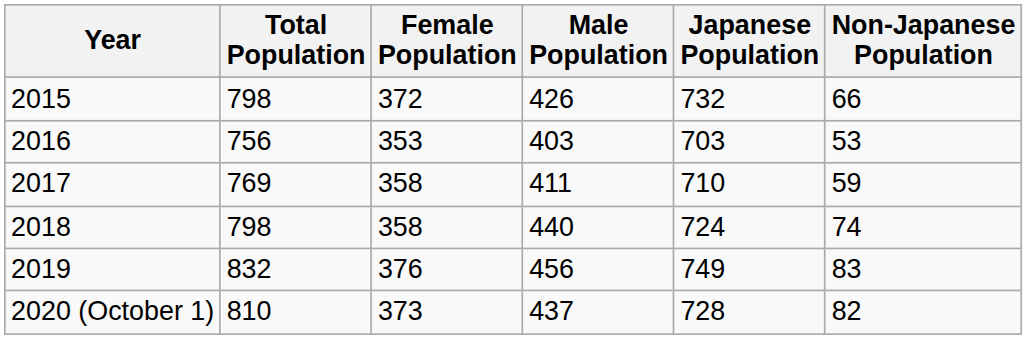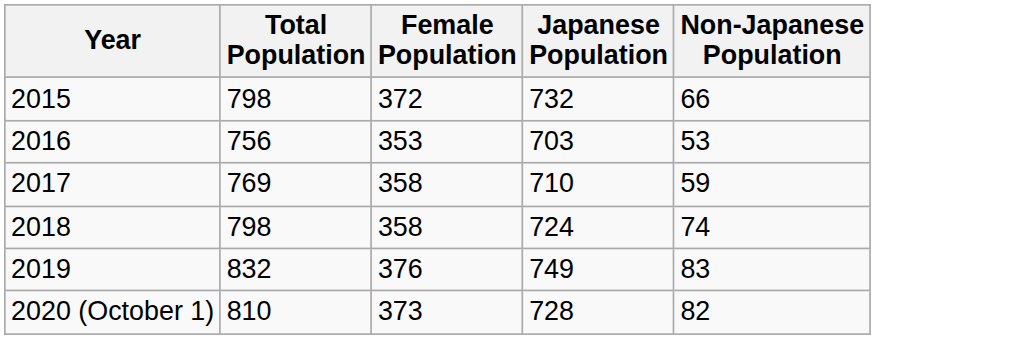- column: (599, 40)
